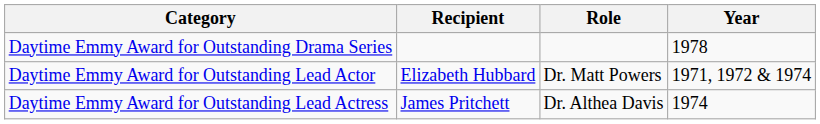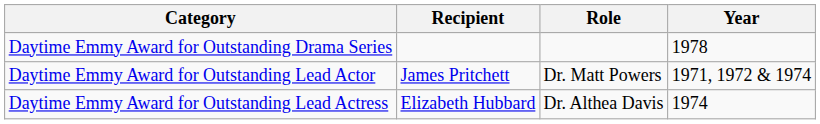(468, 75) Elizabeth Hubbard -> (455, 75) James Pritchett
(455, 103) James Pritchett -> (468, 103) Elizabeth Hubbard
